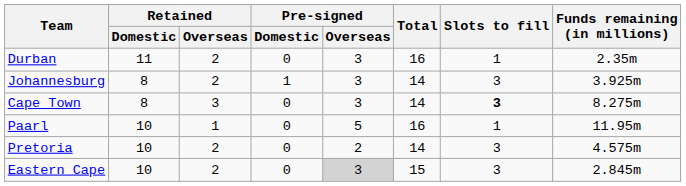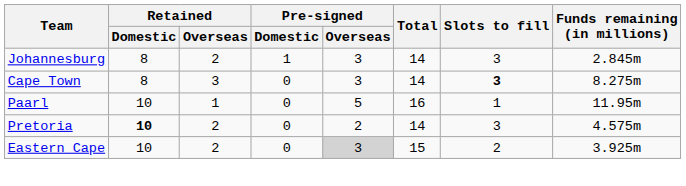- row: (32, 60)
(617, 82) 3.925m -> (617, 60) 2.845m
(144, 148) normal -> (144, 126) bold
(497, 170) 3 -> (497, 148) 2
(617, 170) 2.845m -> (617, 148) 3.925m
